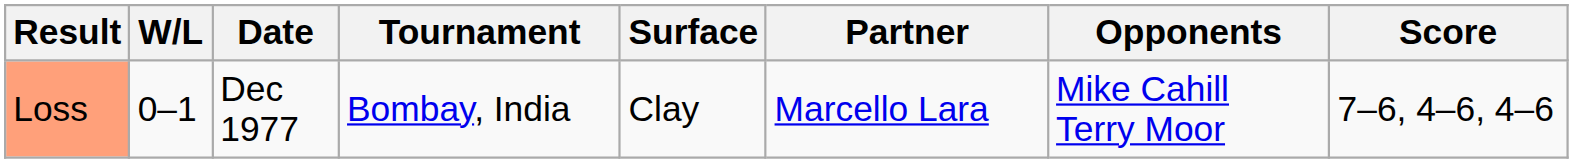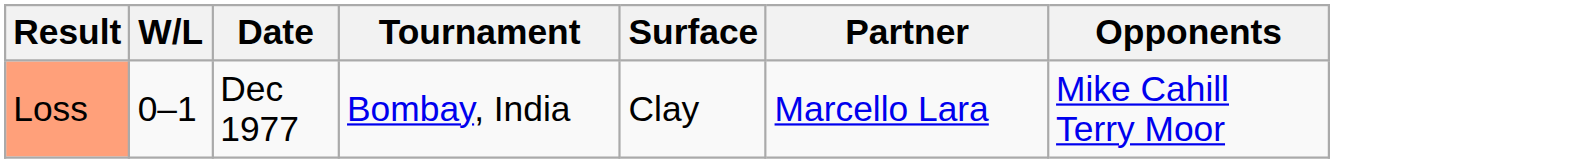- column: (1448, 32)
